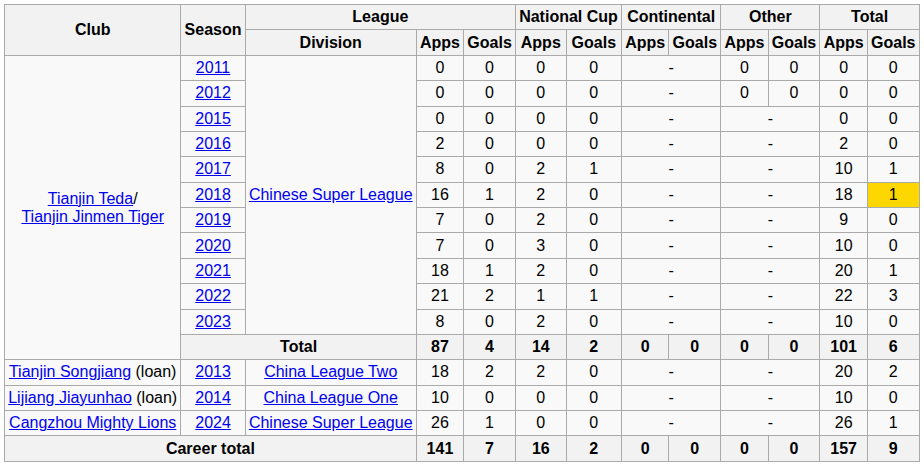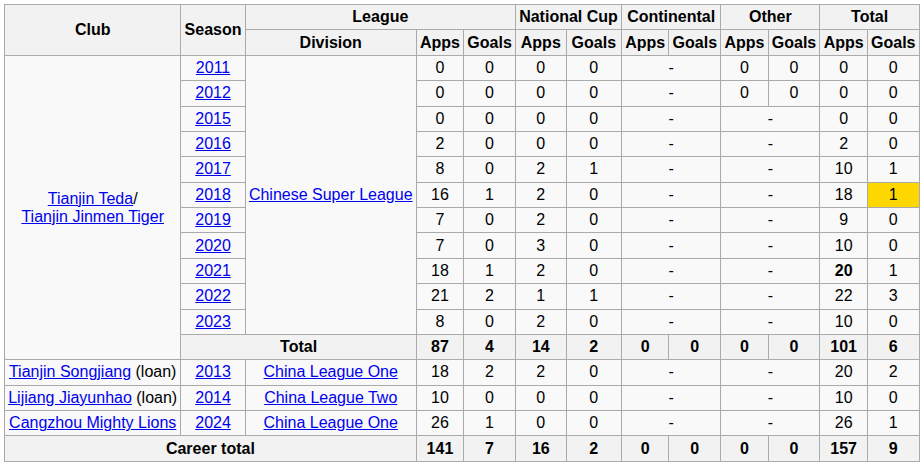(844, 270) normal -> (844, 270) bold
(331, 372) China League Two -> (331, 372) China League One
(331, 397) China League One -> (331, 397) China League Two
(331, 423) Chinese Super League -> (331, 423) China League One
